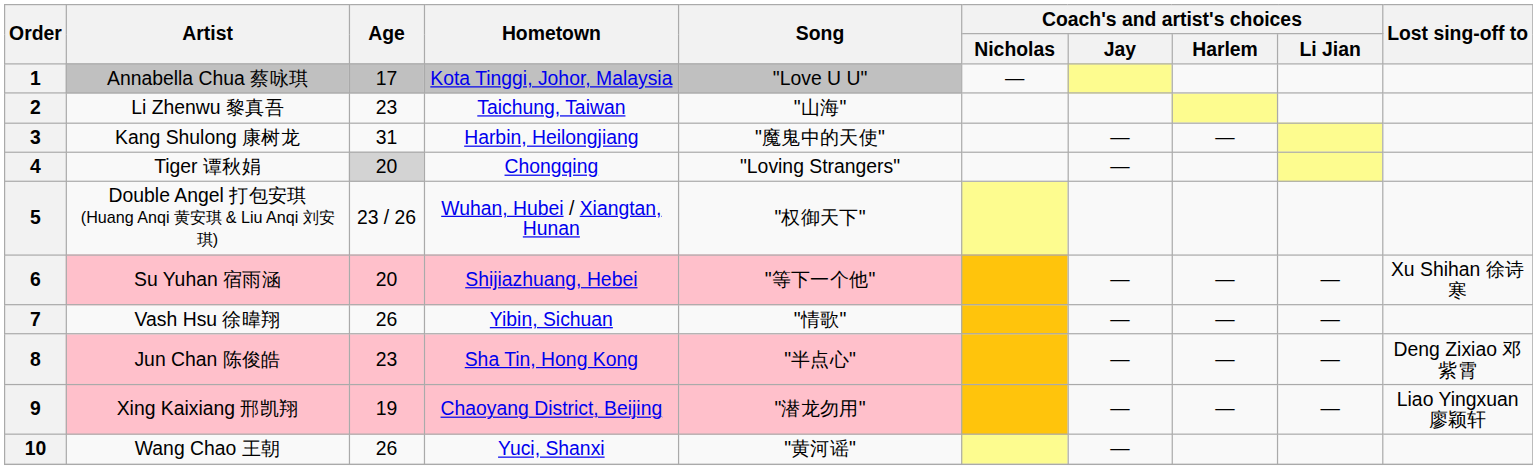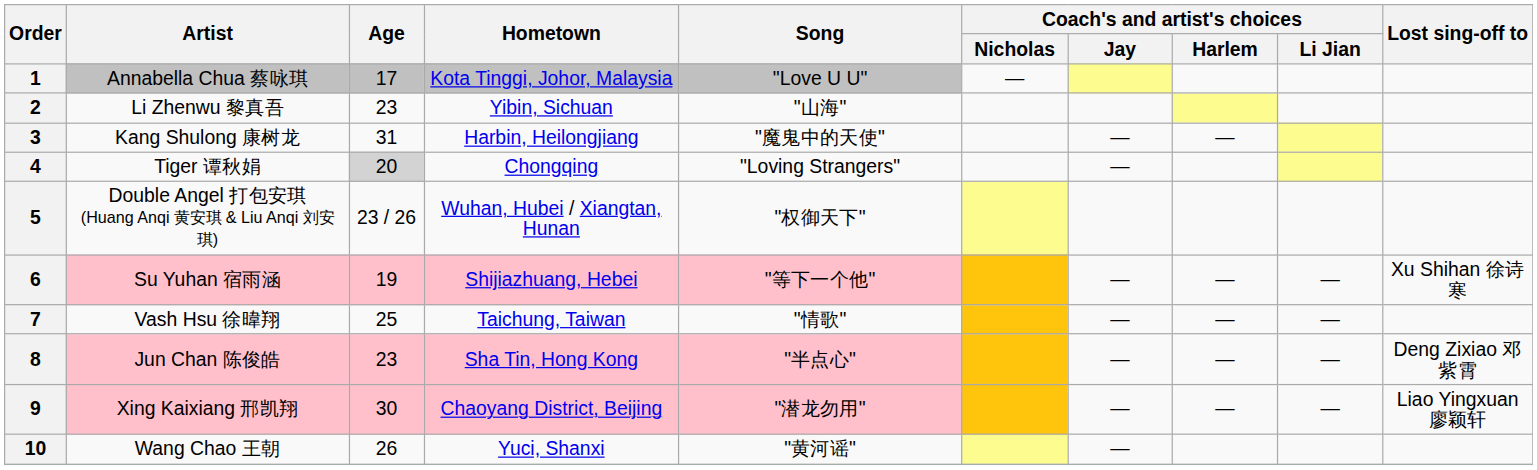(551, 108) Taichung, Taiwan -> (551, 108) Yibin, Sichuan
(387, 280) 20 -> (387, 280) 19
(387, 319) 26 -> (387, 319) 25
(551, 319) Yibin, Sichuan -> (551, 319) Taichung, Taiwan
(387, 409) 19 -> (387, 409) 30
